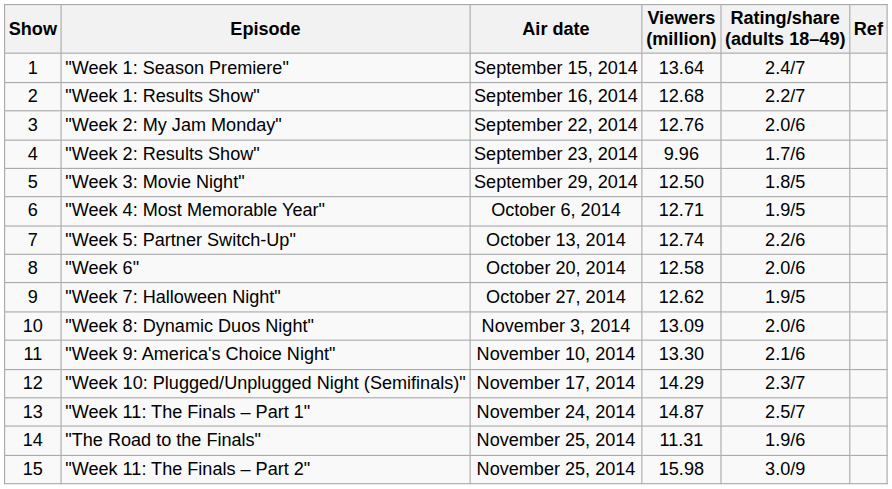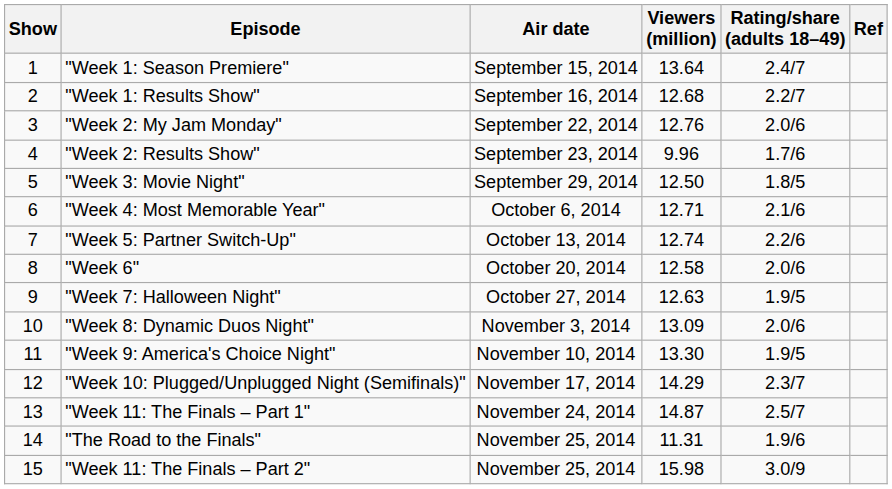(785, 211) 1.9/5 -> (785, 211) 2.1/6
(681, 297) 12.62 -> (681, 297) 12.63
(785, 354) 2.1/6 -> (785, 354) 1.9/5
